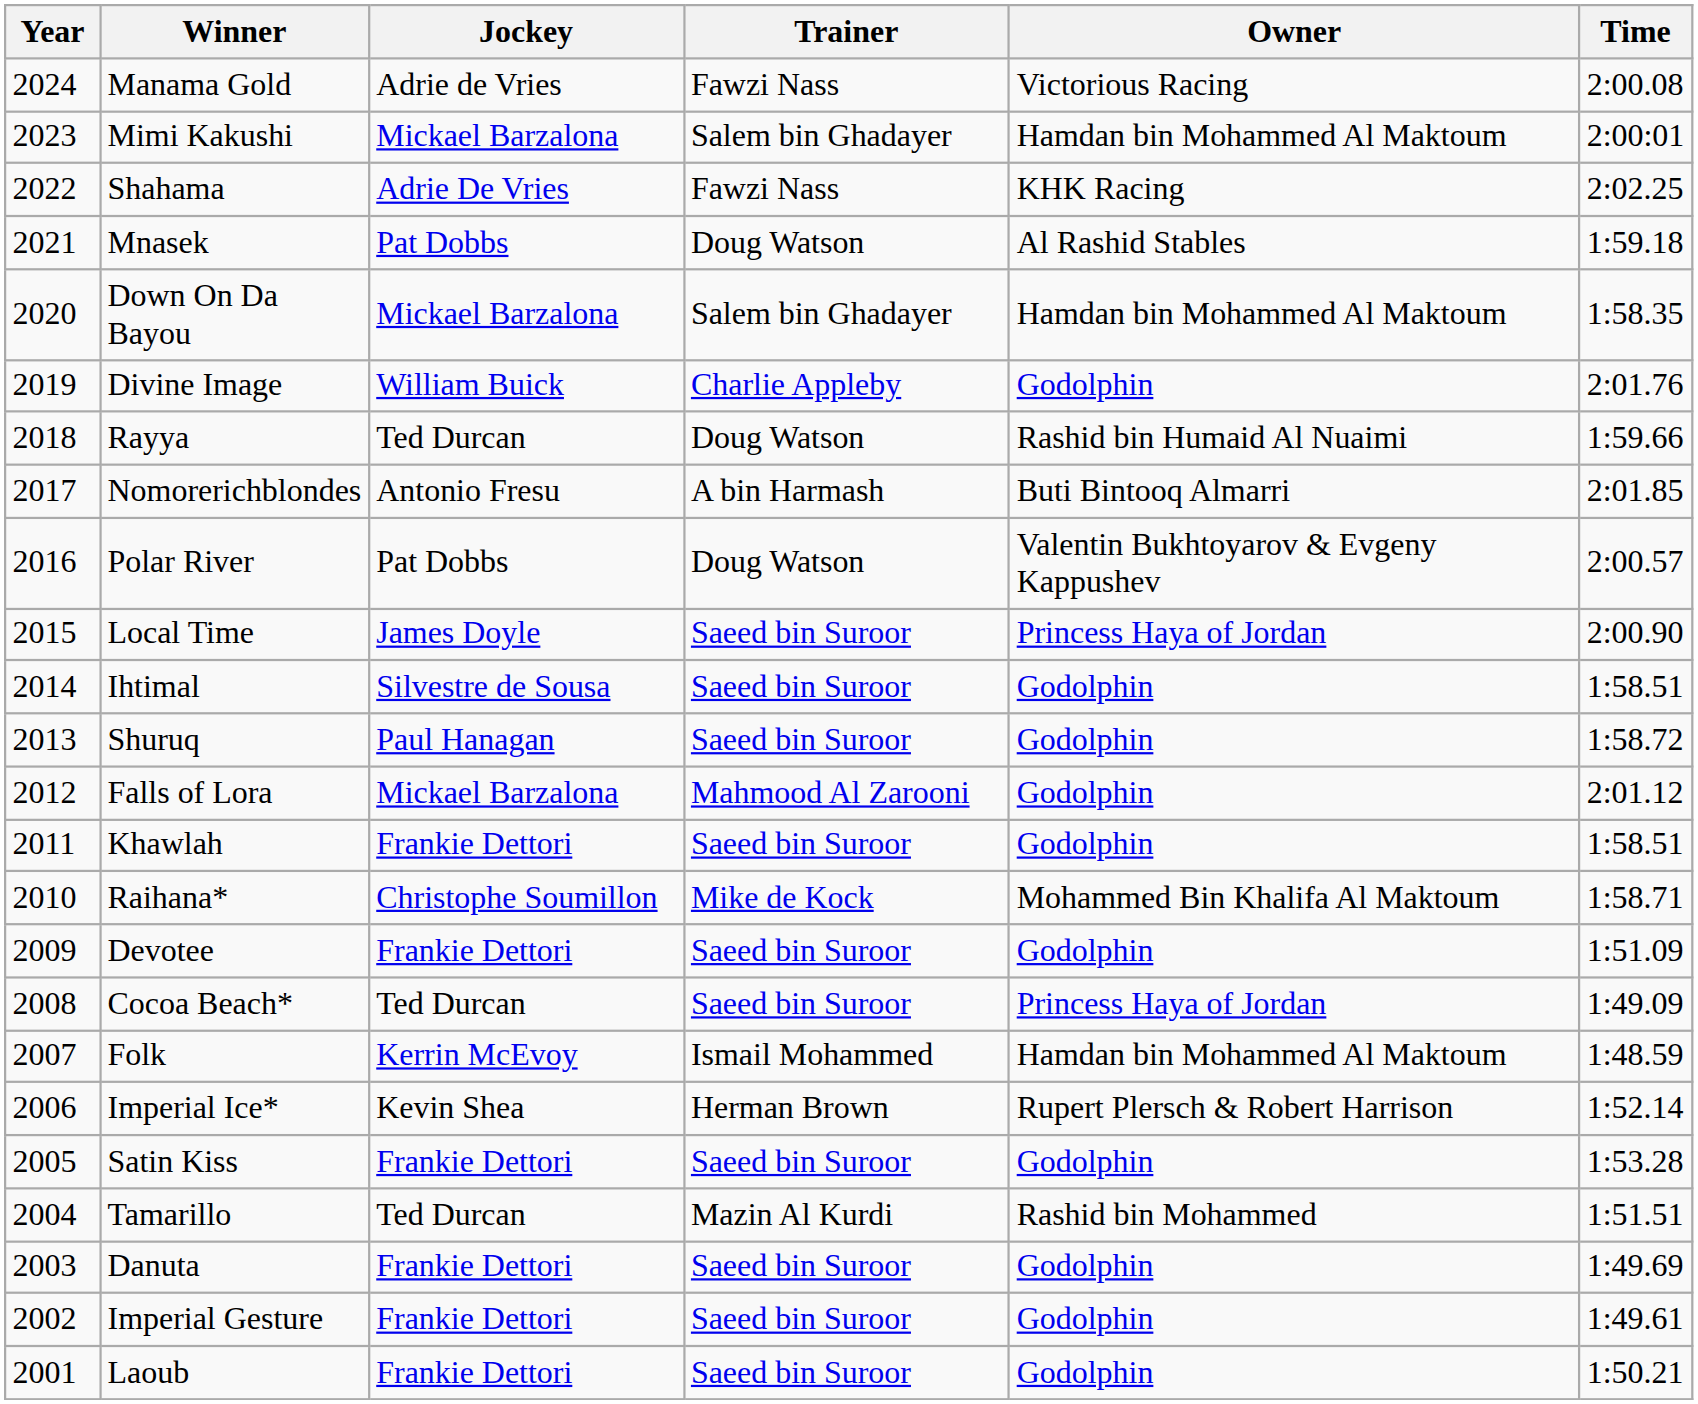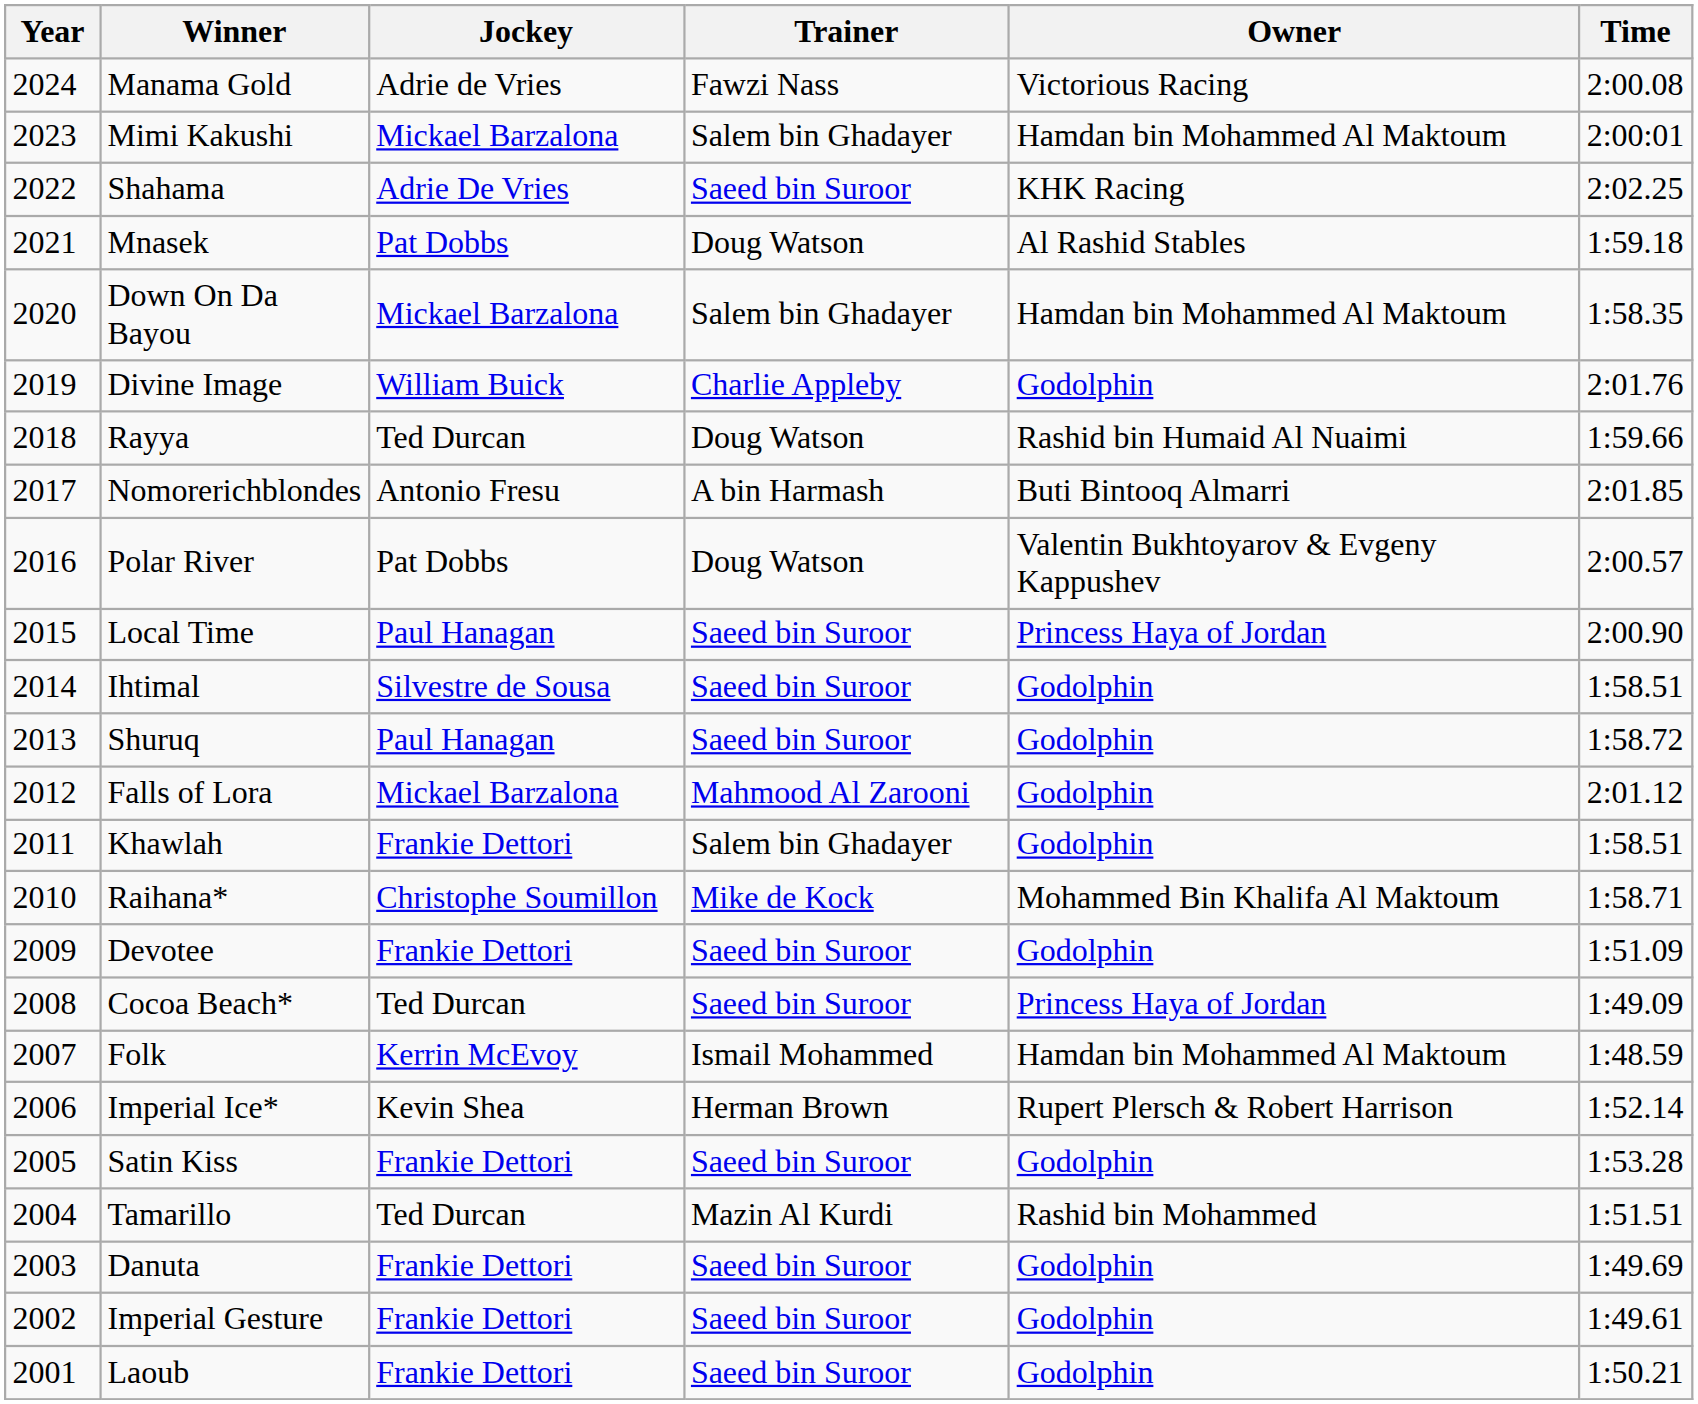(765, 189) Fawzi Nass -> (801, 189) Saeed bin Suroor
(458, 633) James Doyle -> (465, 633) Paul Hanagan
(801, 844) Saeed bin Suroor -> (821, 844) Salem bin Ghadayer
